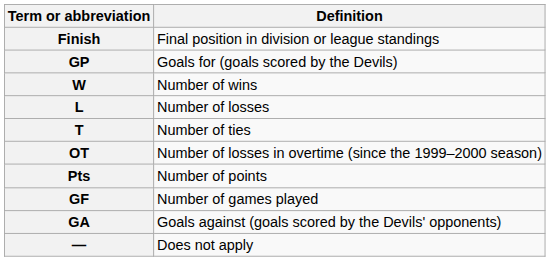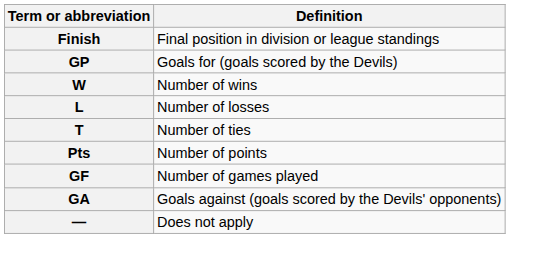- row: (79, 153)
